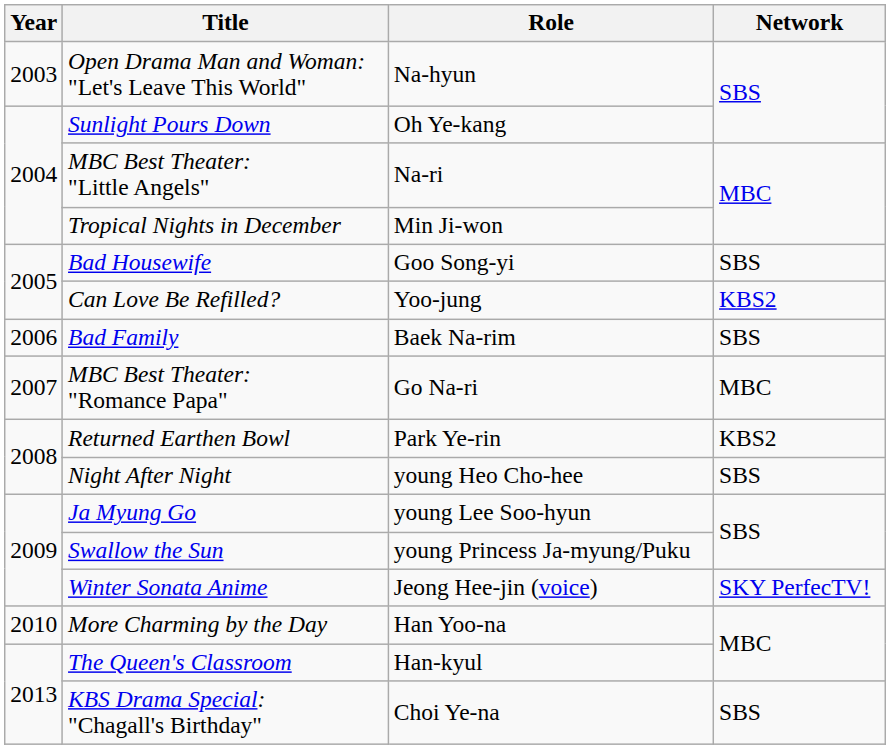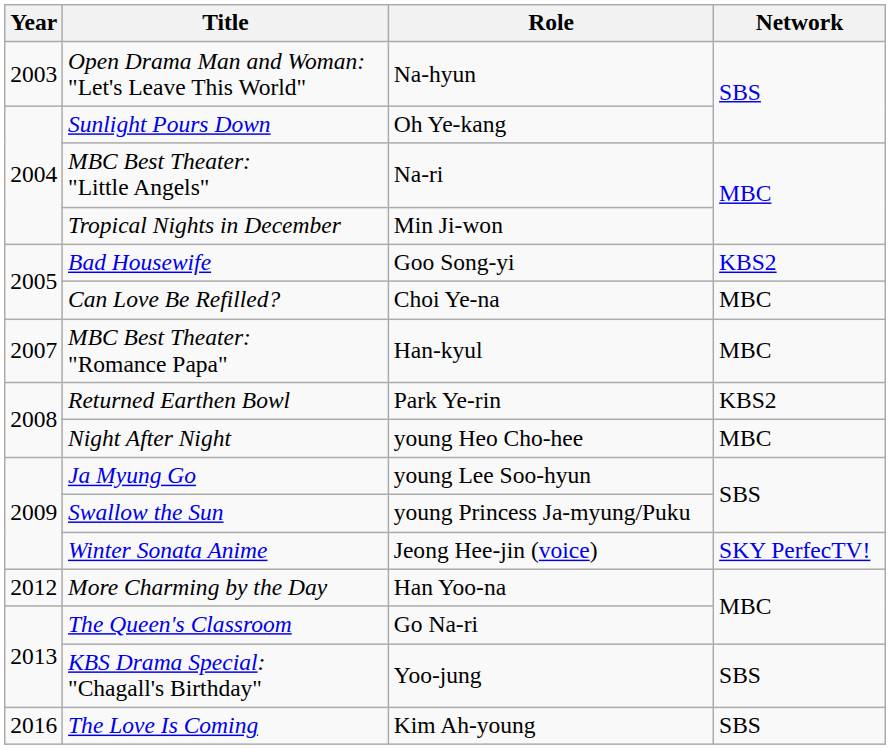(740, 262) SBS -> (748, 262) KBS2
(438, 299) Yoo-jung -> (447, 299) Choi Ye-na
(748, 299) KBS2 -> (745, 299) MBC
- row: (123, 337)
(436, 387) Go Na-ri -> (438, 350) Han-kyul
(740, 475) SBS -> (745, 438) MBC
(34, 624) 2010 -> (34, 587) 2012
(438, 662) Han-kyul -> (436, 624) Go Na-ri
(447, 712) Choi Ye-na -> (438, 675) Yoo-jung
+ row: (163, 725)
